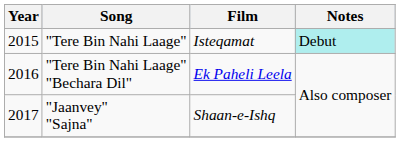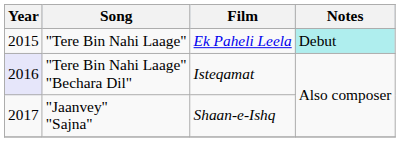(224, 41) Isteqamat -> (243, 41) Ek Paheli Leela
(23, 74) no background -> (23, 74) lavender background
(243, 74) Ek Paheli Leela -> (224, 74) Isteqamat
